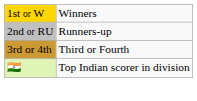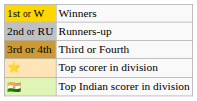+ row: (14, 68)
